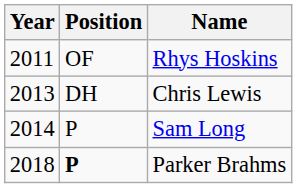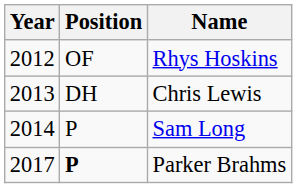(32, 57) 2011 -> (32, 57) 2012
(32, 164) 2018 -> (32, 164) 2017
